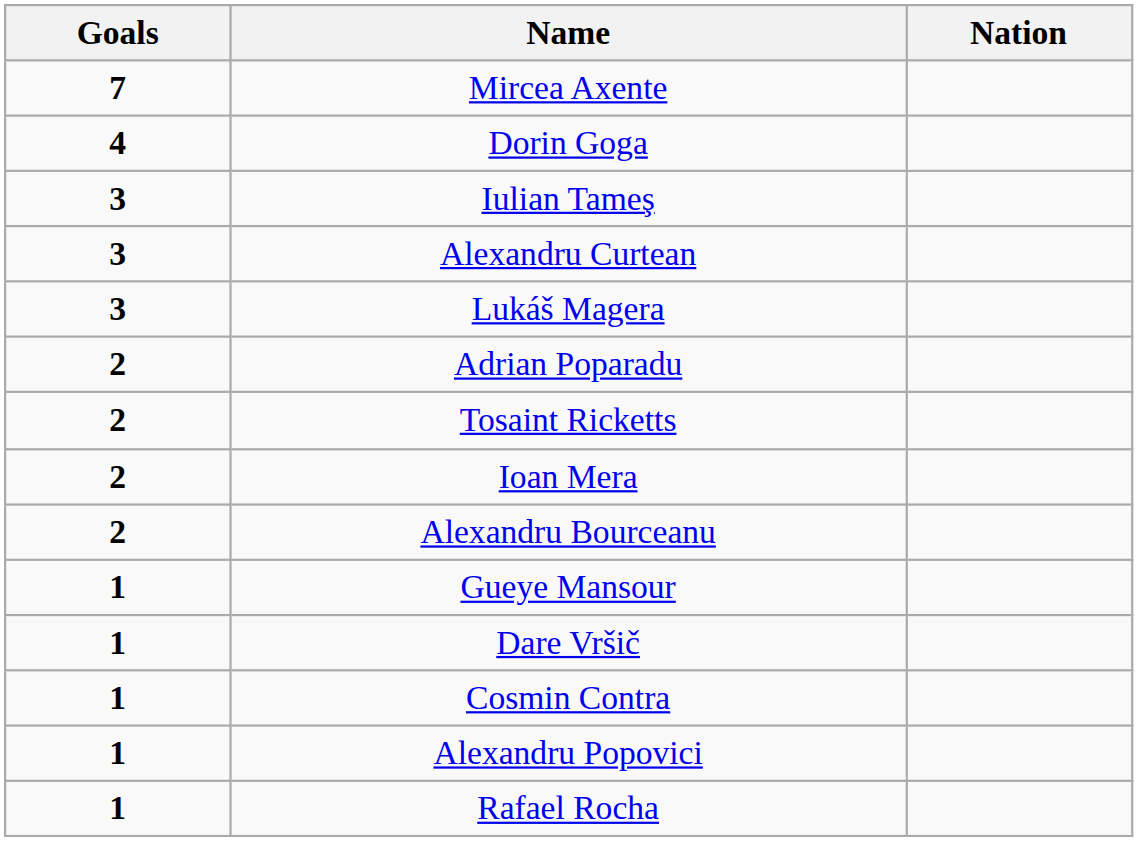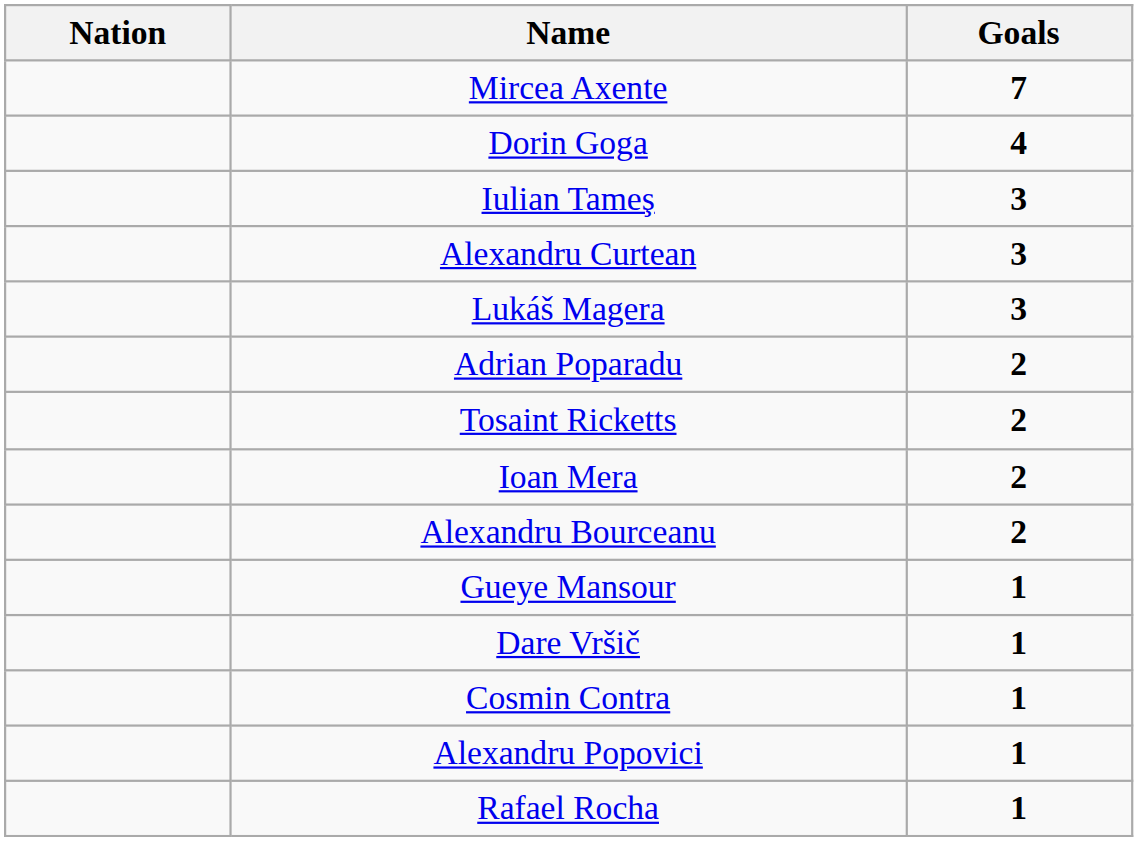columns swapped: (1019, 32) <-> (118, 32)
